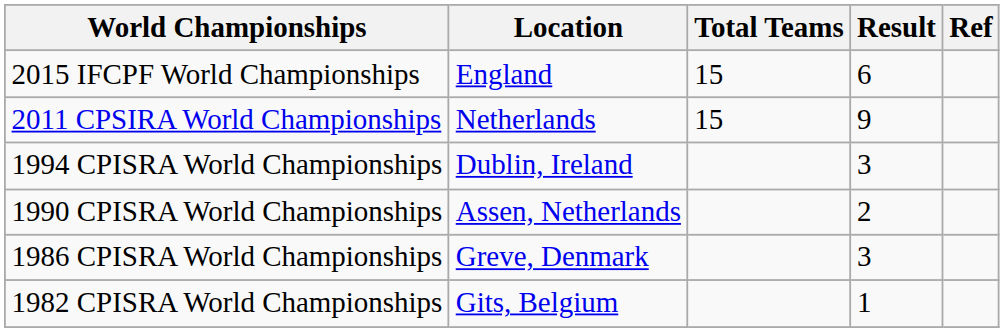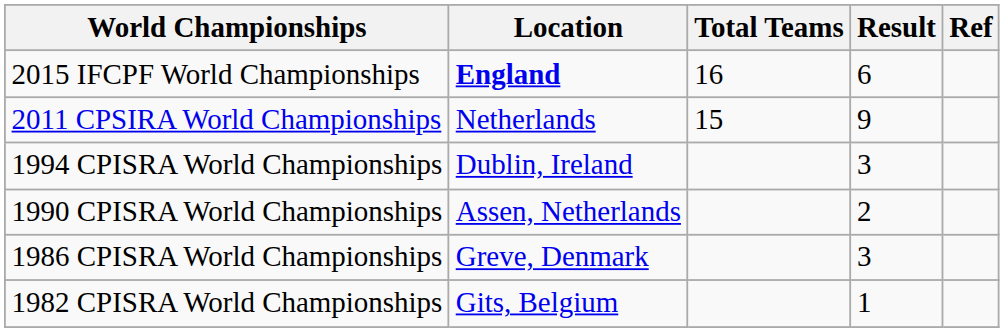(504, 73) normal -> (508, 73) bold
(709, 73) 15 -> (709, 73) 16
